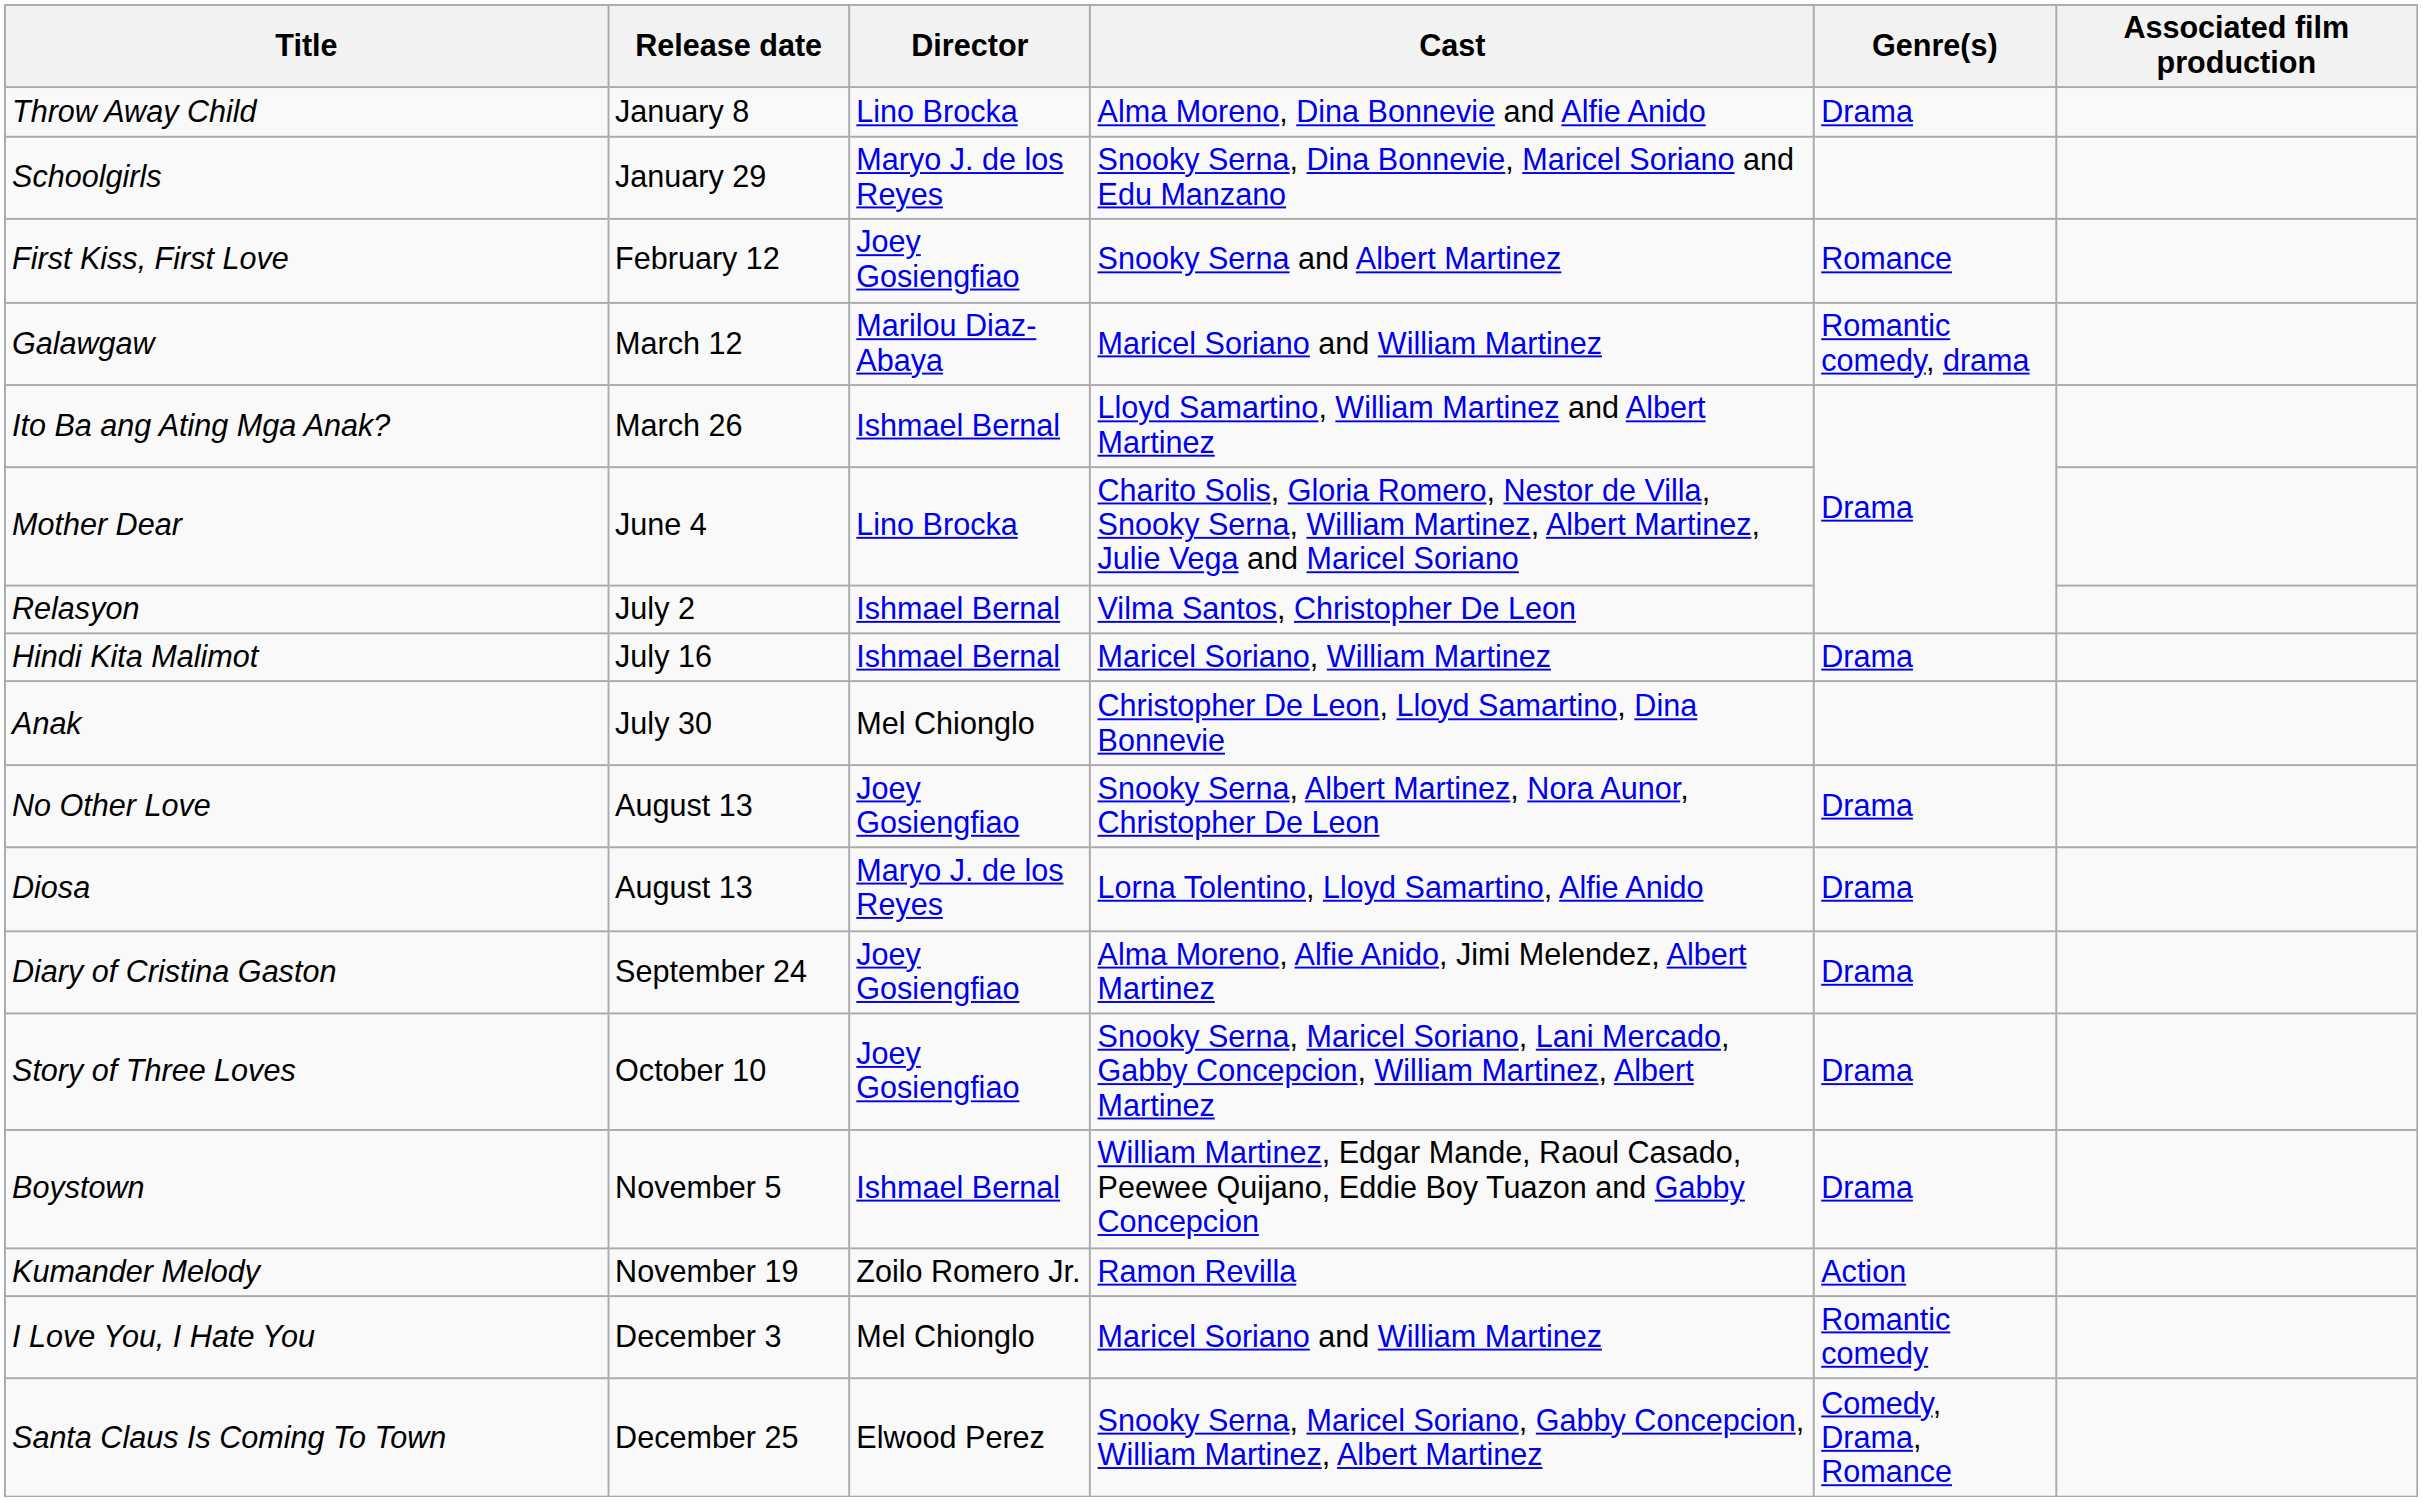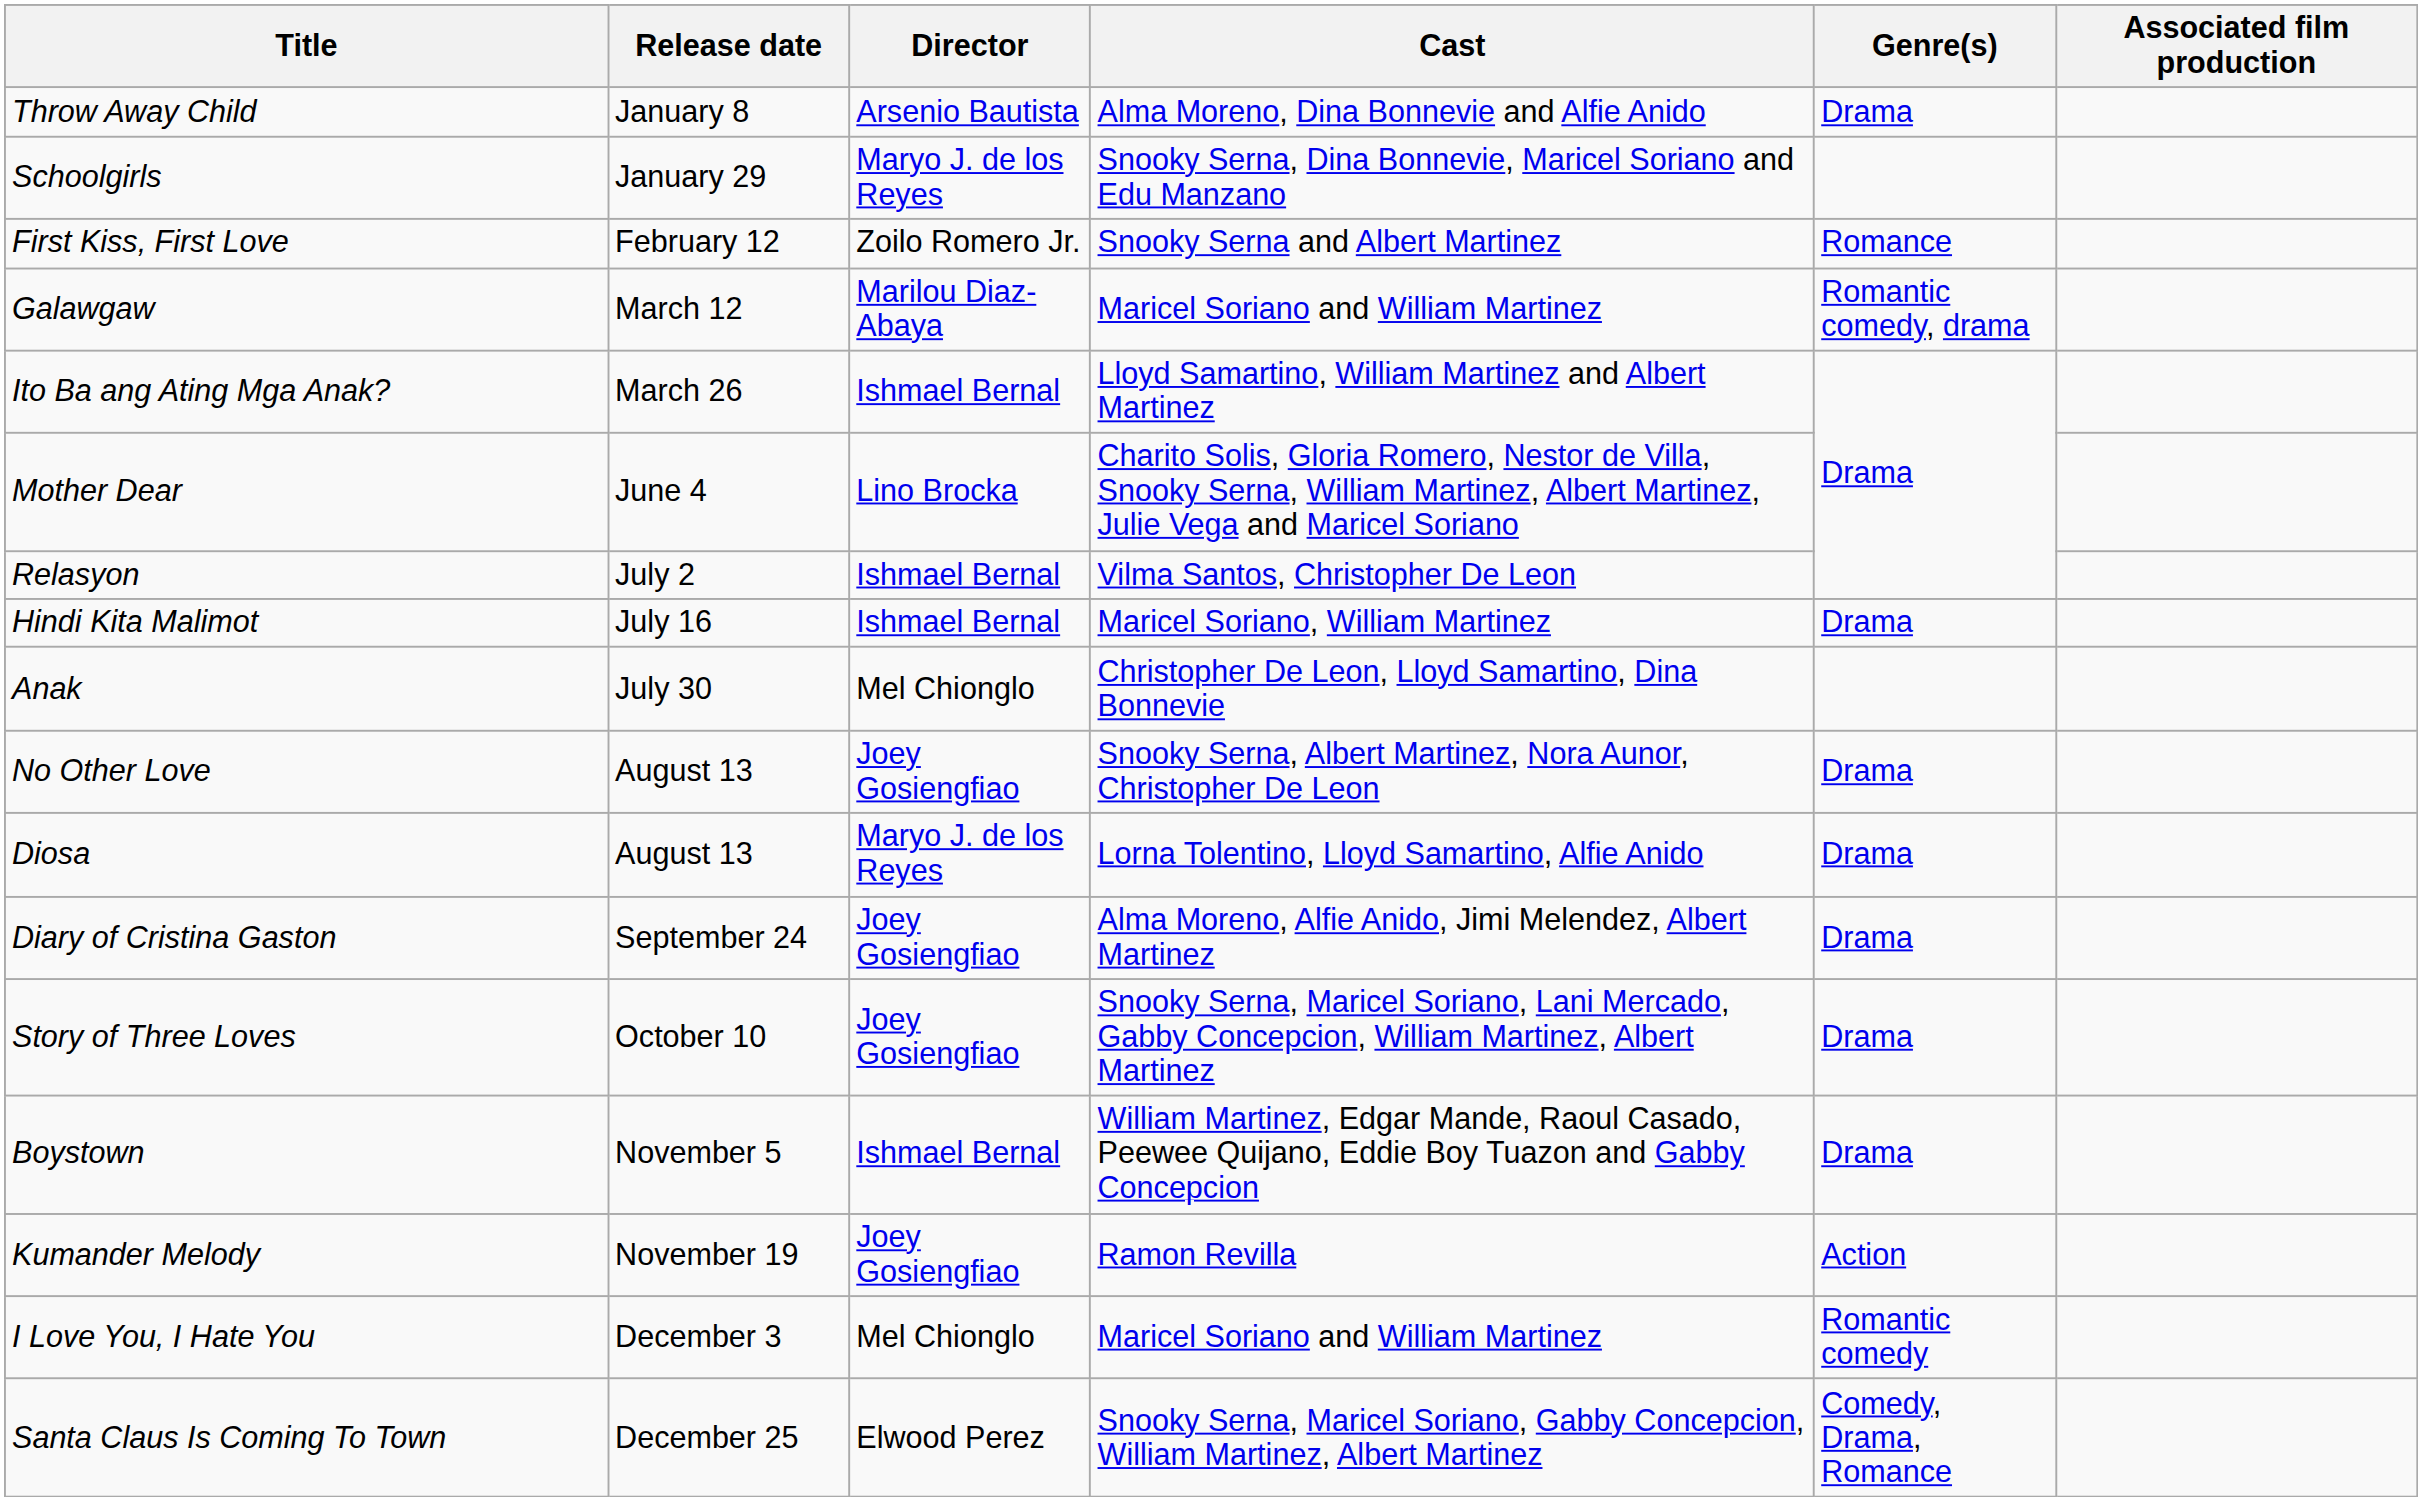(937, 111) Lino Brocka -> (968, 111) Arsenio Bautista
(938, 260) Joey Gosiengfiao -> (968, 242) Zoilo Romero Jr.
(968, 1271) Zoilo Romero Jr. -> (938, 1254) Joey Gosiengfiao
